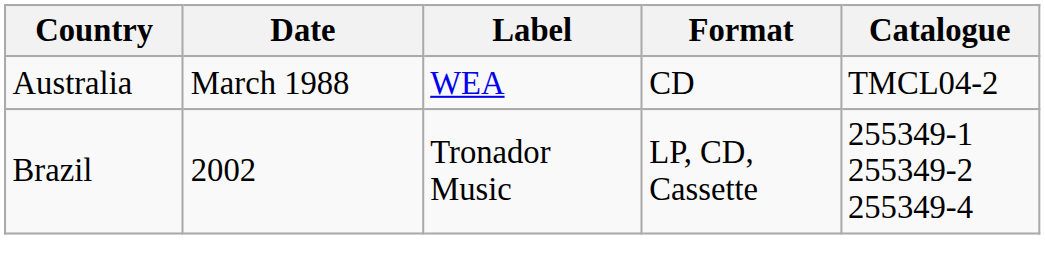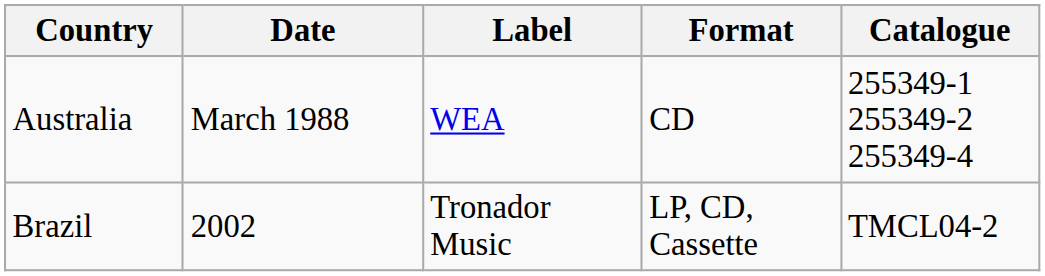(923, 82) TMCL04-2 -> (910, 118) 255349-1 255349-2 255349-4
(910, 170) 255349-1 255349-2 255349-4 -> (923, 225) TMCL04-2
